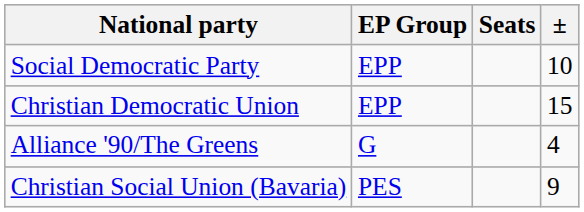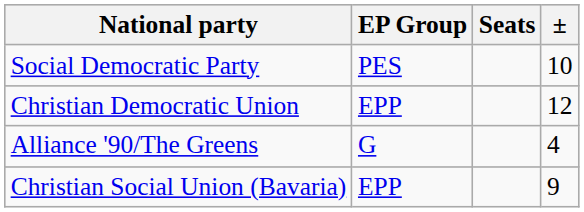(380, 65) EPP -> (380, 65) PES
(560, 105) 15 -> (560, 105) 12
(380, 186) PES -> (380, 186) EPP
